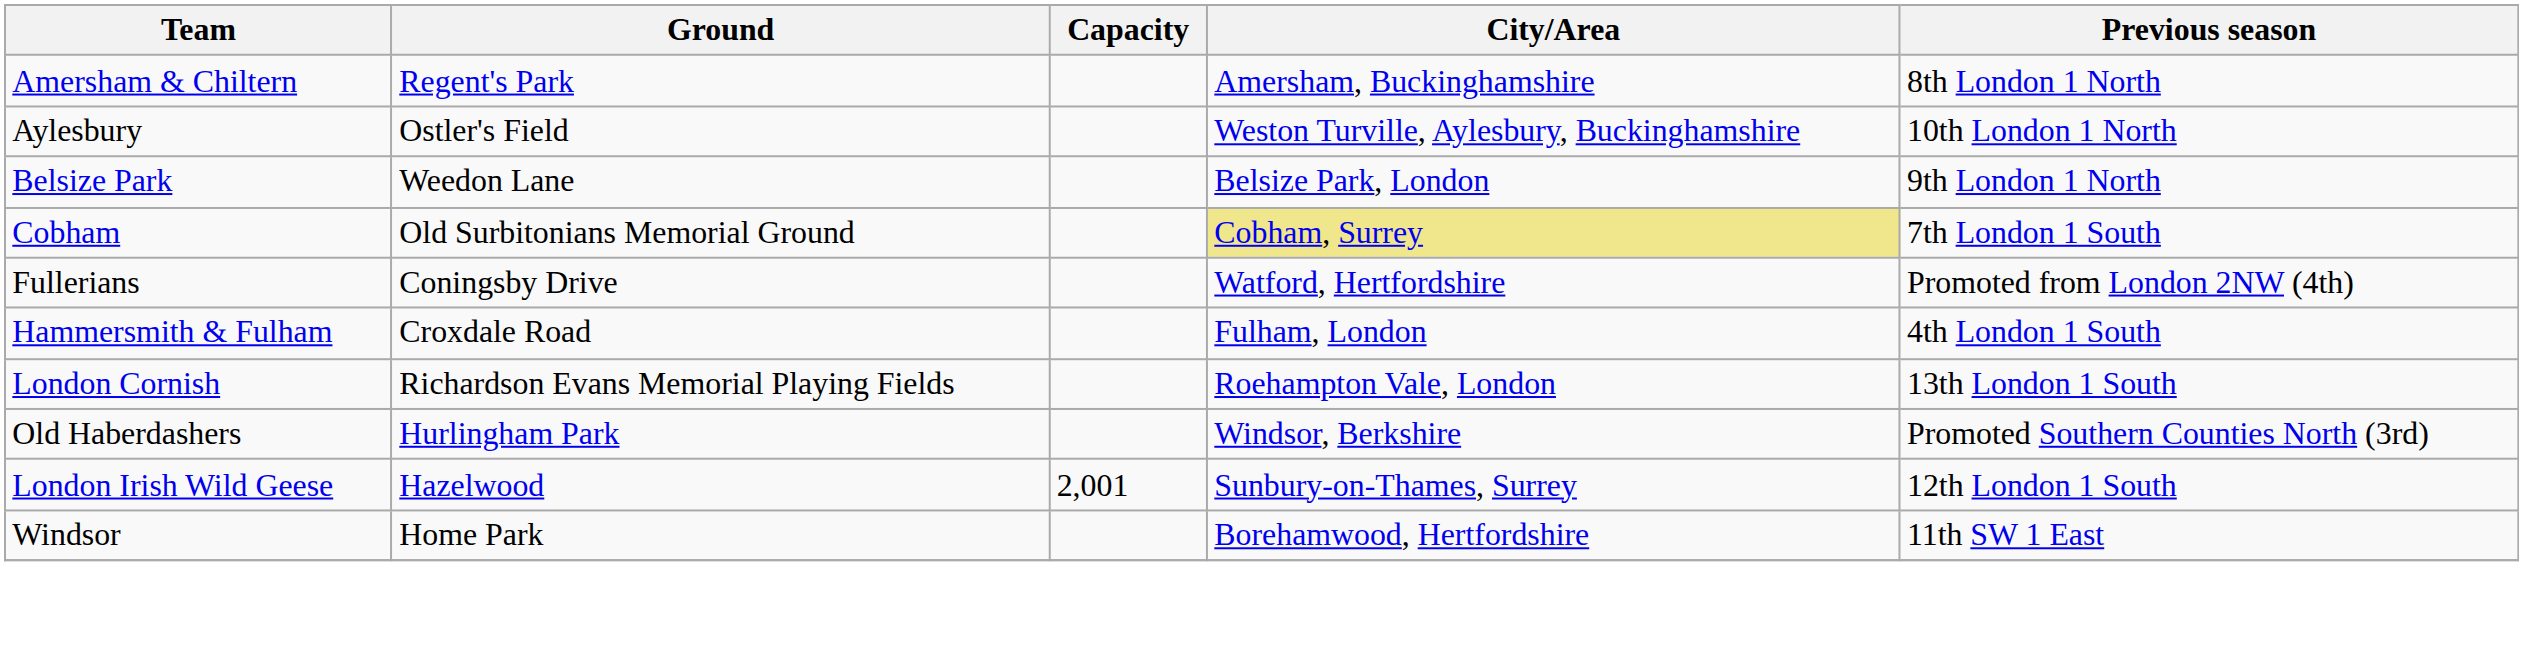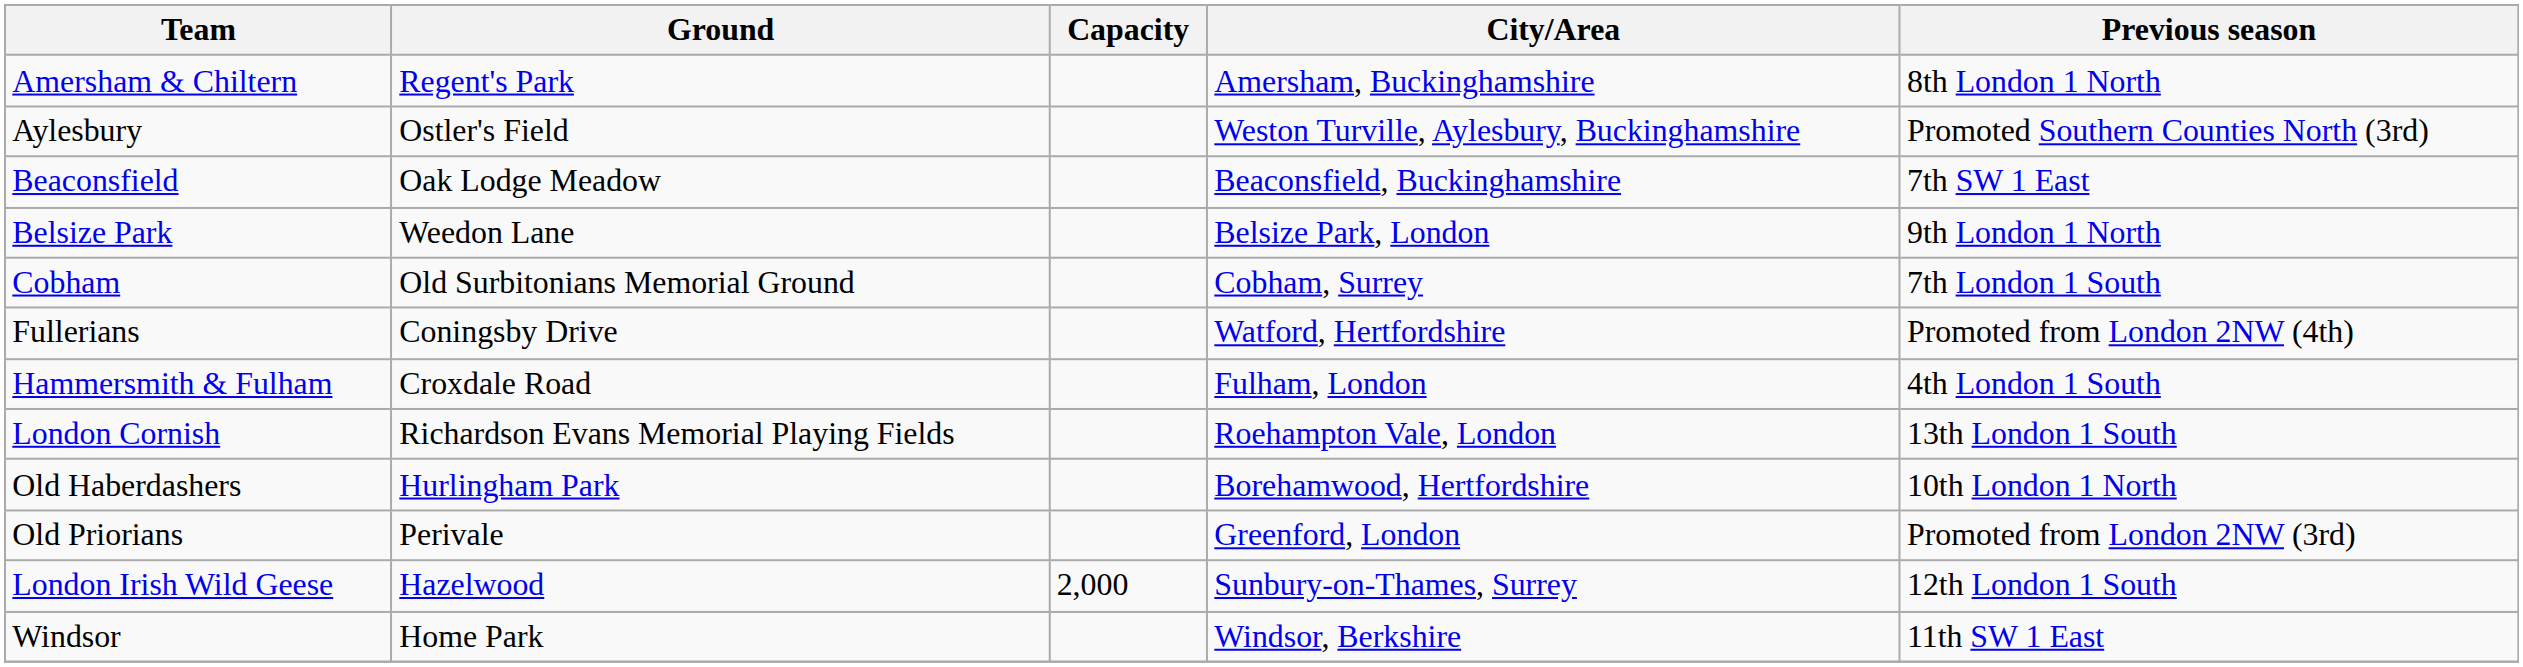(2042, 130) 10th London 1 North -> (2168, 130) Promoted Southern Counties North (3rd)
+ row: (95, 181)
(1319, 231) khaki background -> (1319, 282) no background
(1338, 433) Windsor, Berkshire -> (1402, 484) Borehamwood, Hertfordshire
(2168, 433) Promoted Southern Counties North (3rd) -> (2042, 484) 10th London 1 North
+ row: (98, 534)
(1092, 484) 2,001 -> (1092, 585) 2,000
(1402, 534) Borehamwood, Hertfordshire -> (1338, 635) Windsor, Berkshire
